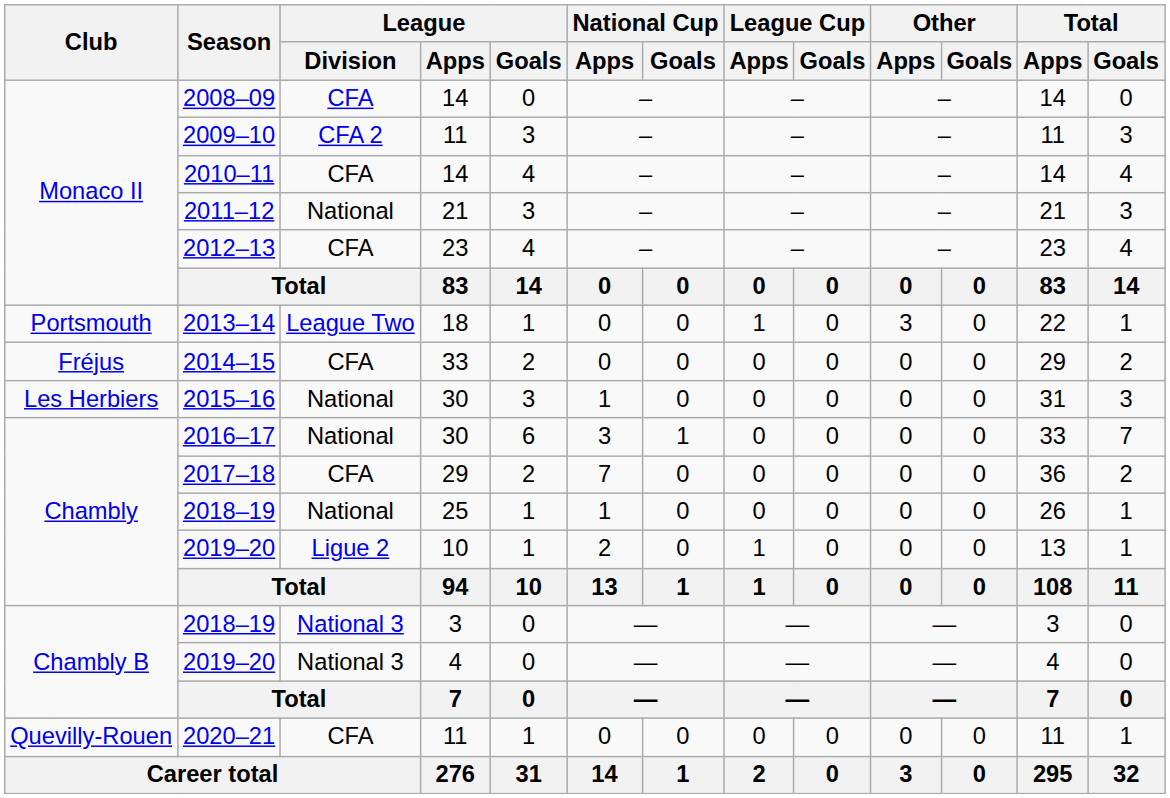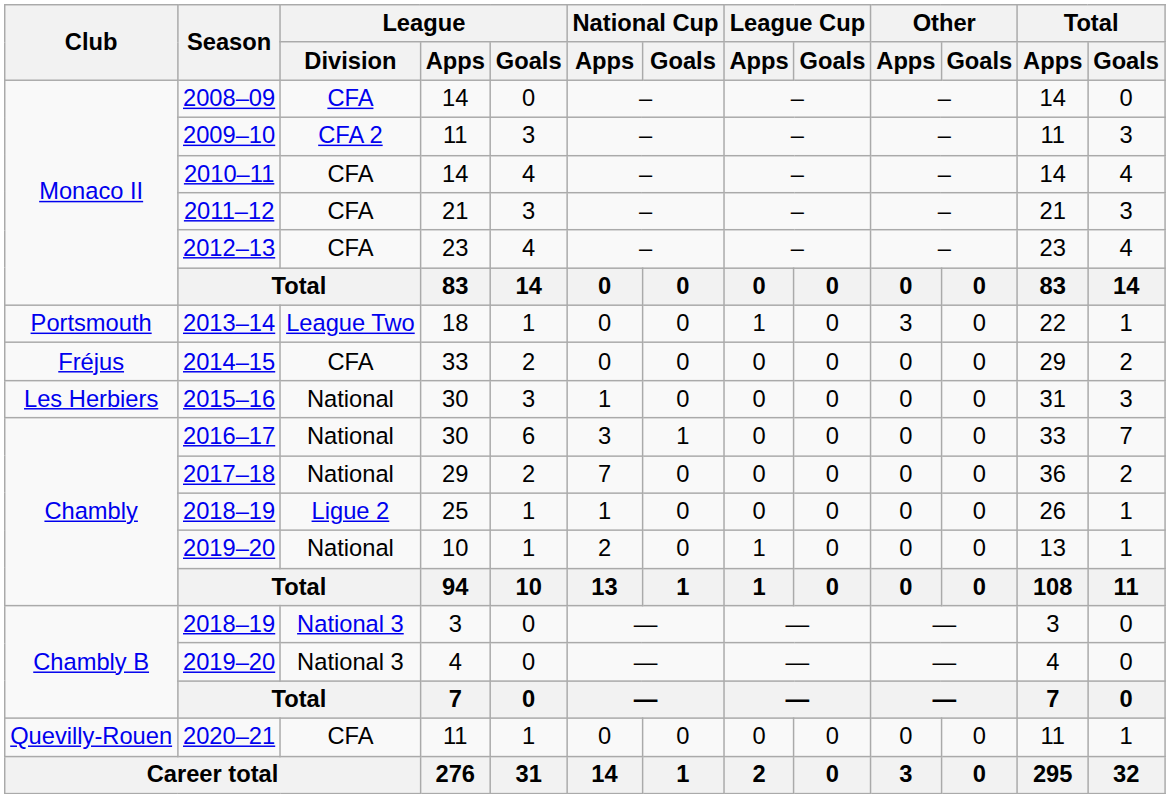(350, 211) National -> (350, 211) CFA
(350, 473) CFA -> (350, 473) National
(350, 511) National -> (350, 511) Ligue 2
(350, 549) Ligue 2 -> (350, 549) National
